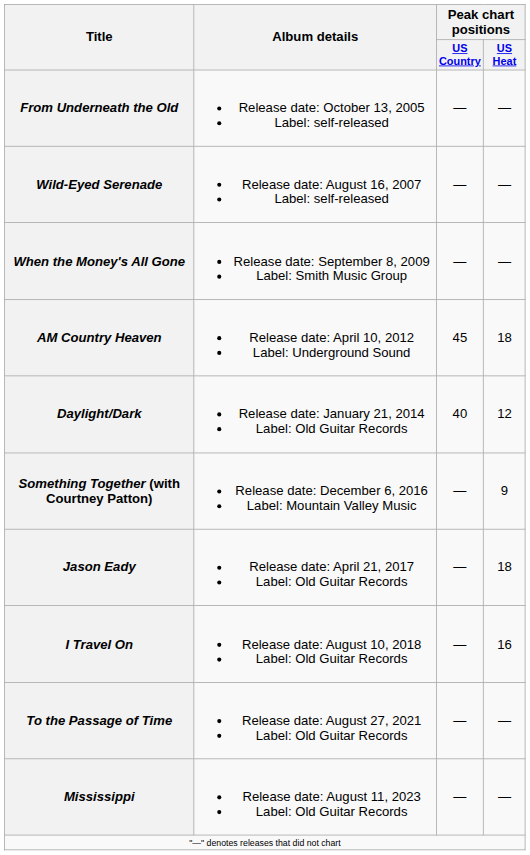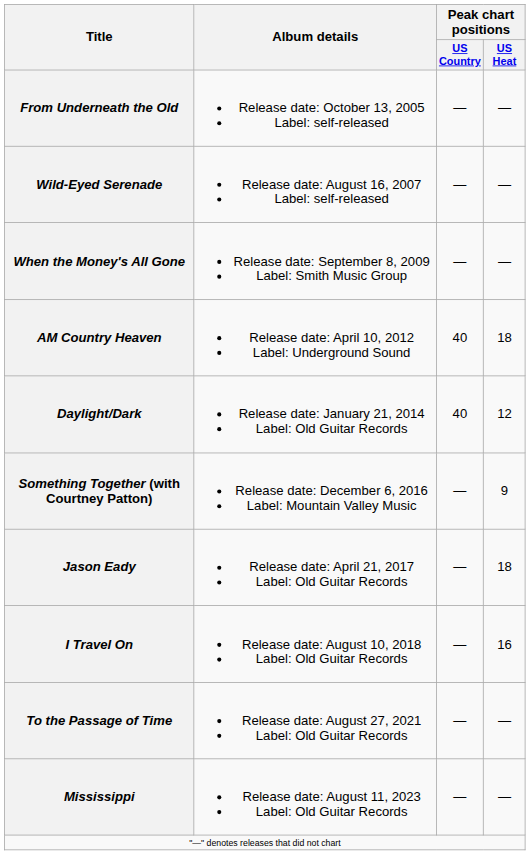(460, 337) 45 -> (460, 337) 40
